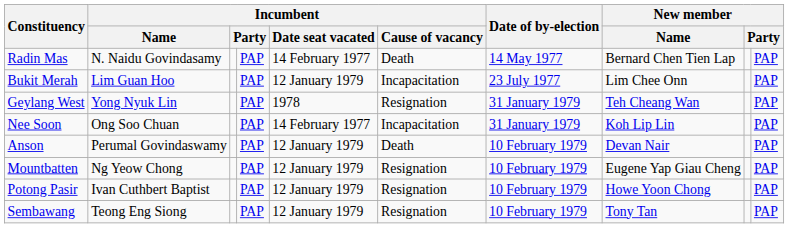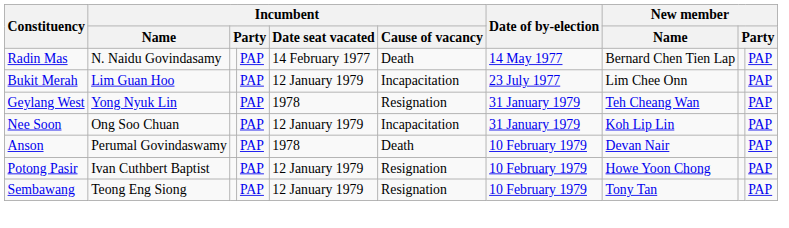(321, 124) 14 February 1977 -> (318, 124) 12 January 1979
(318, 146) 12 January 1979 -> (286, 146) 1978
- row: (43, 168)
